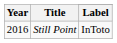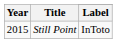(18, 30) 2016 -> (18, 30) 2015
